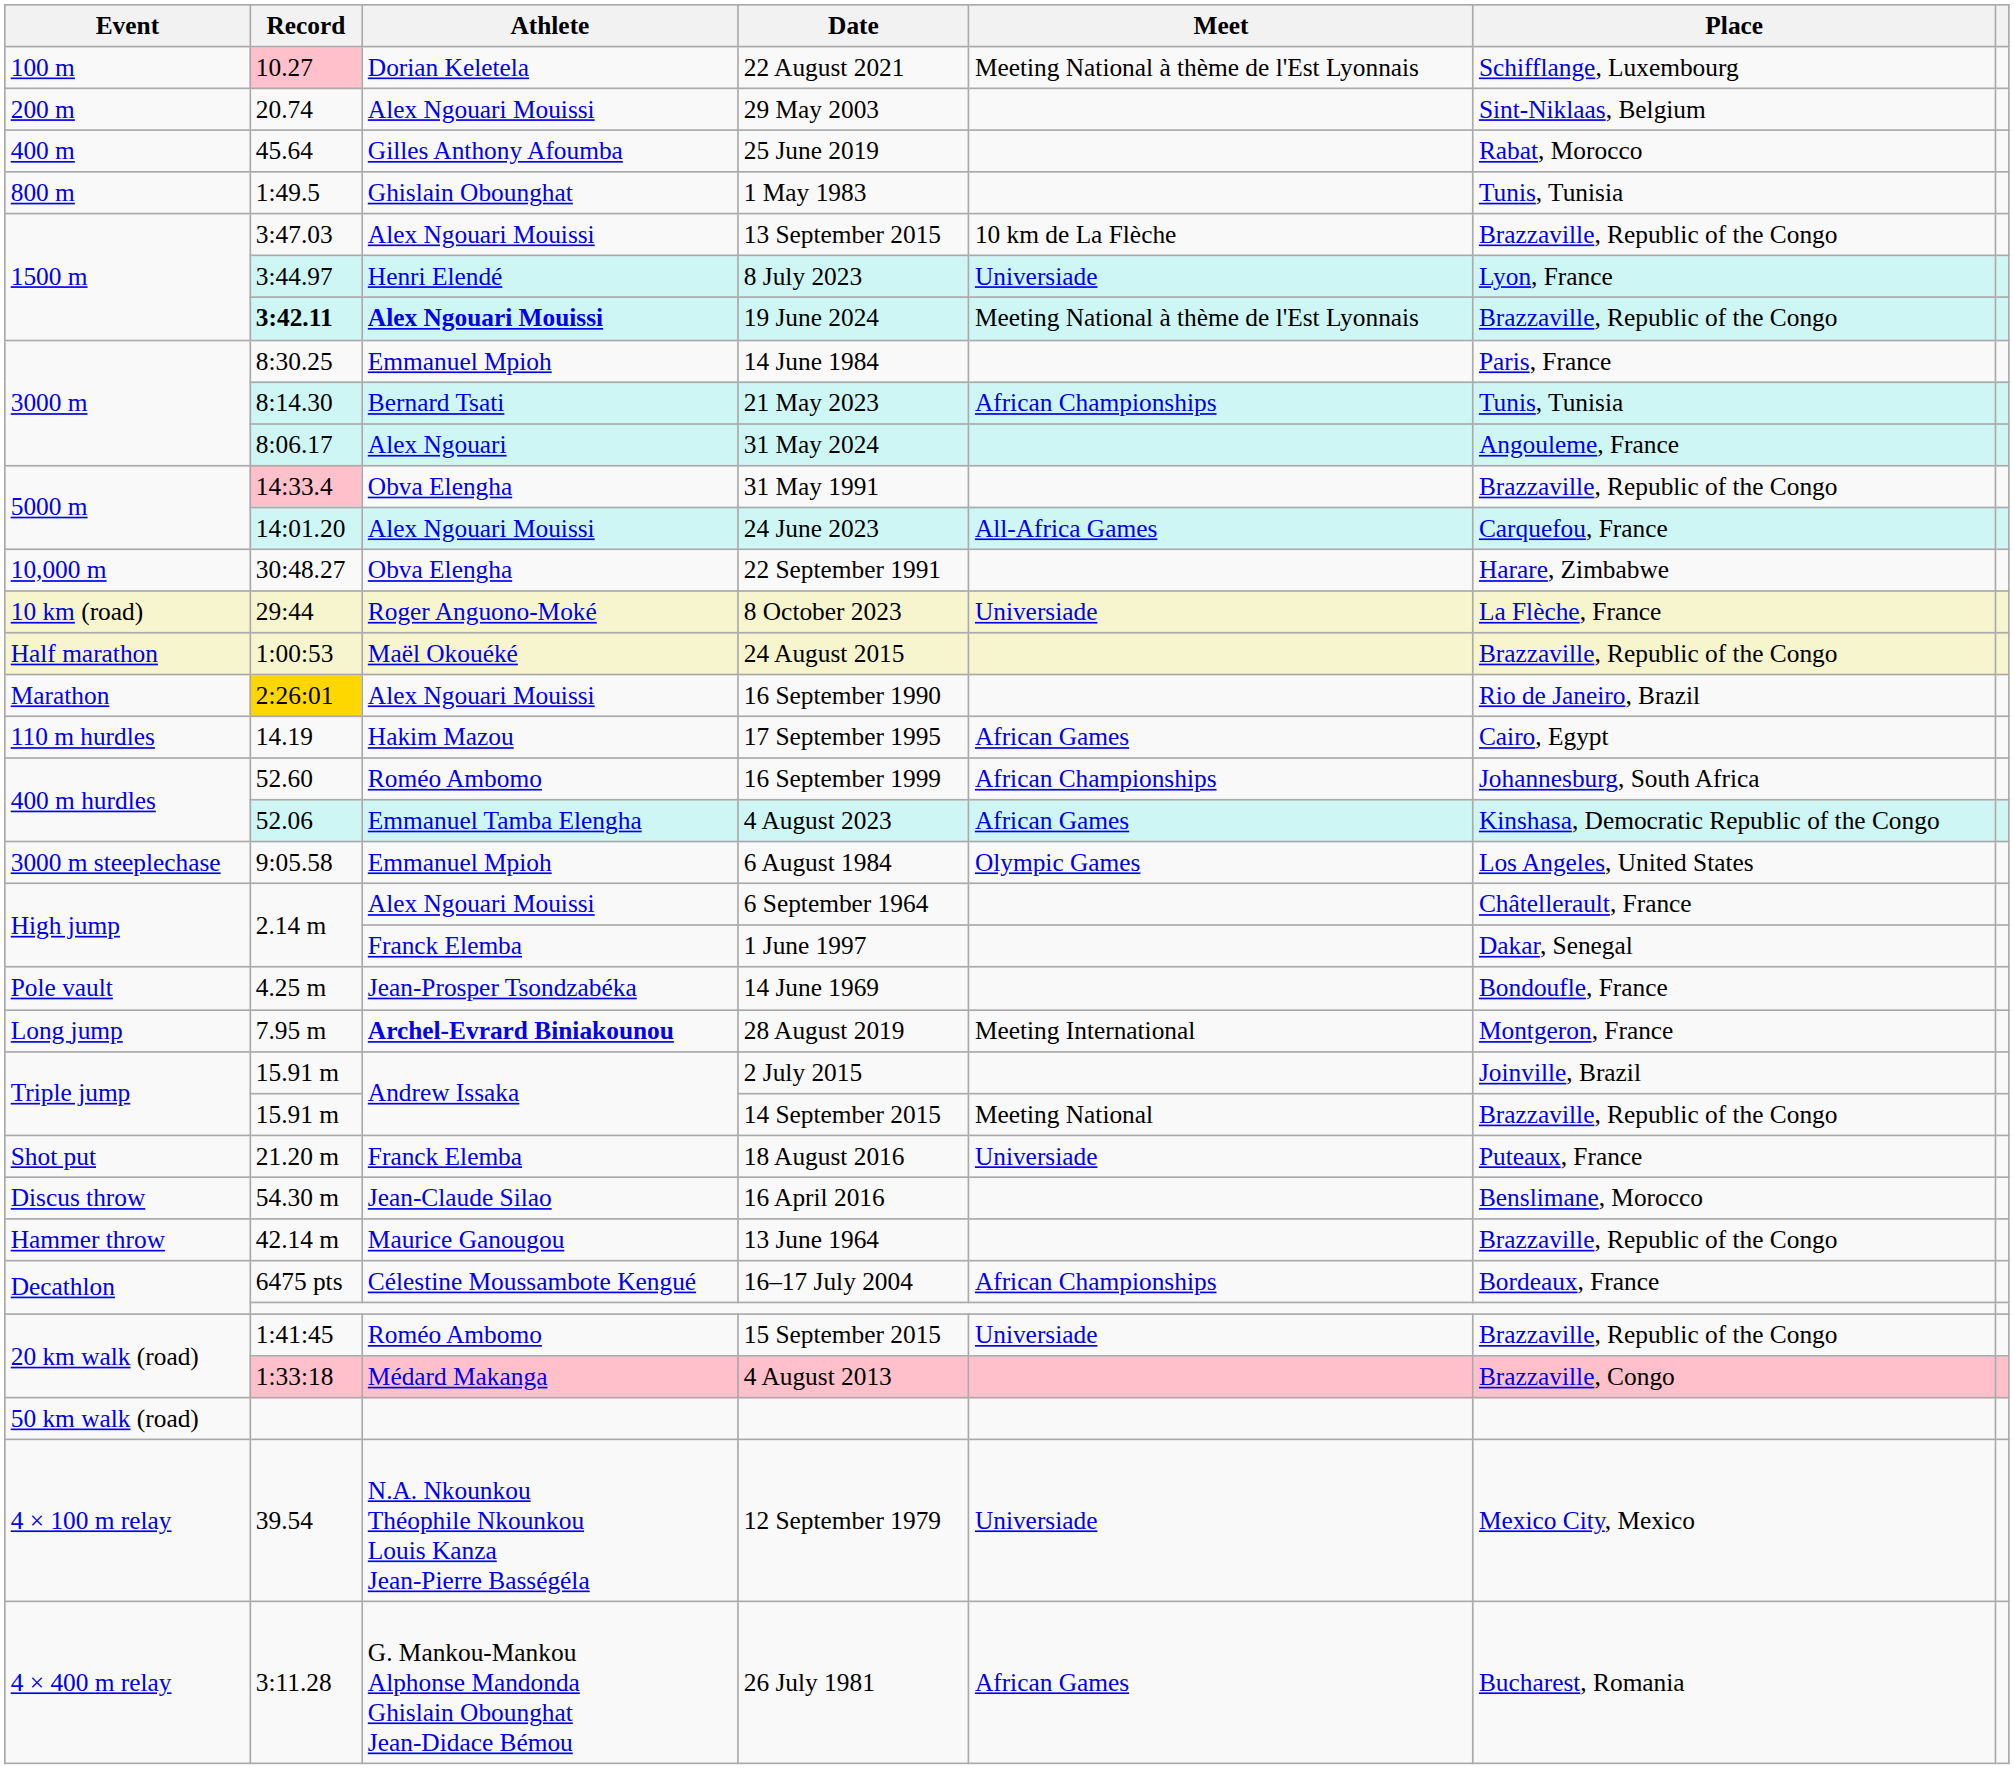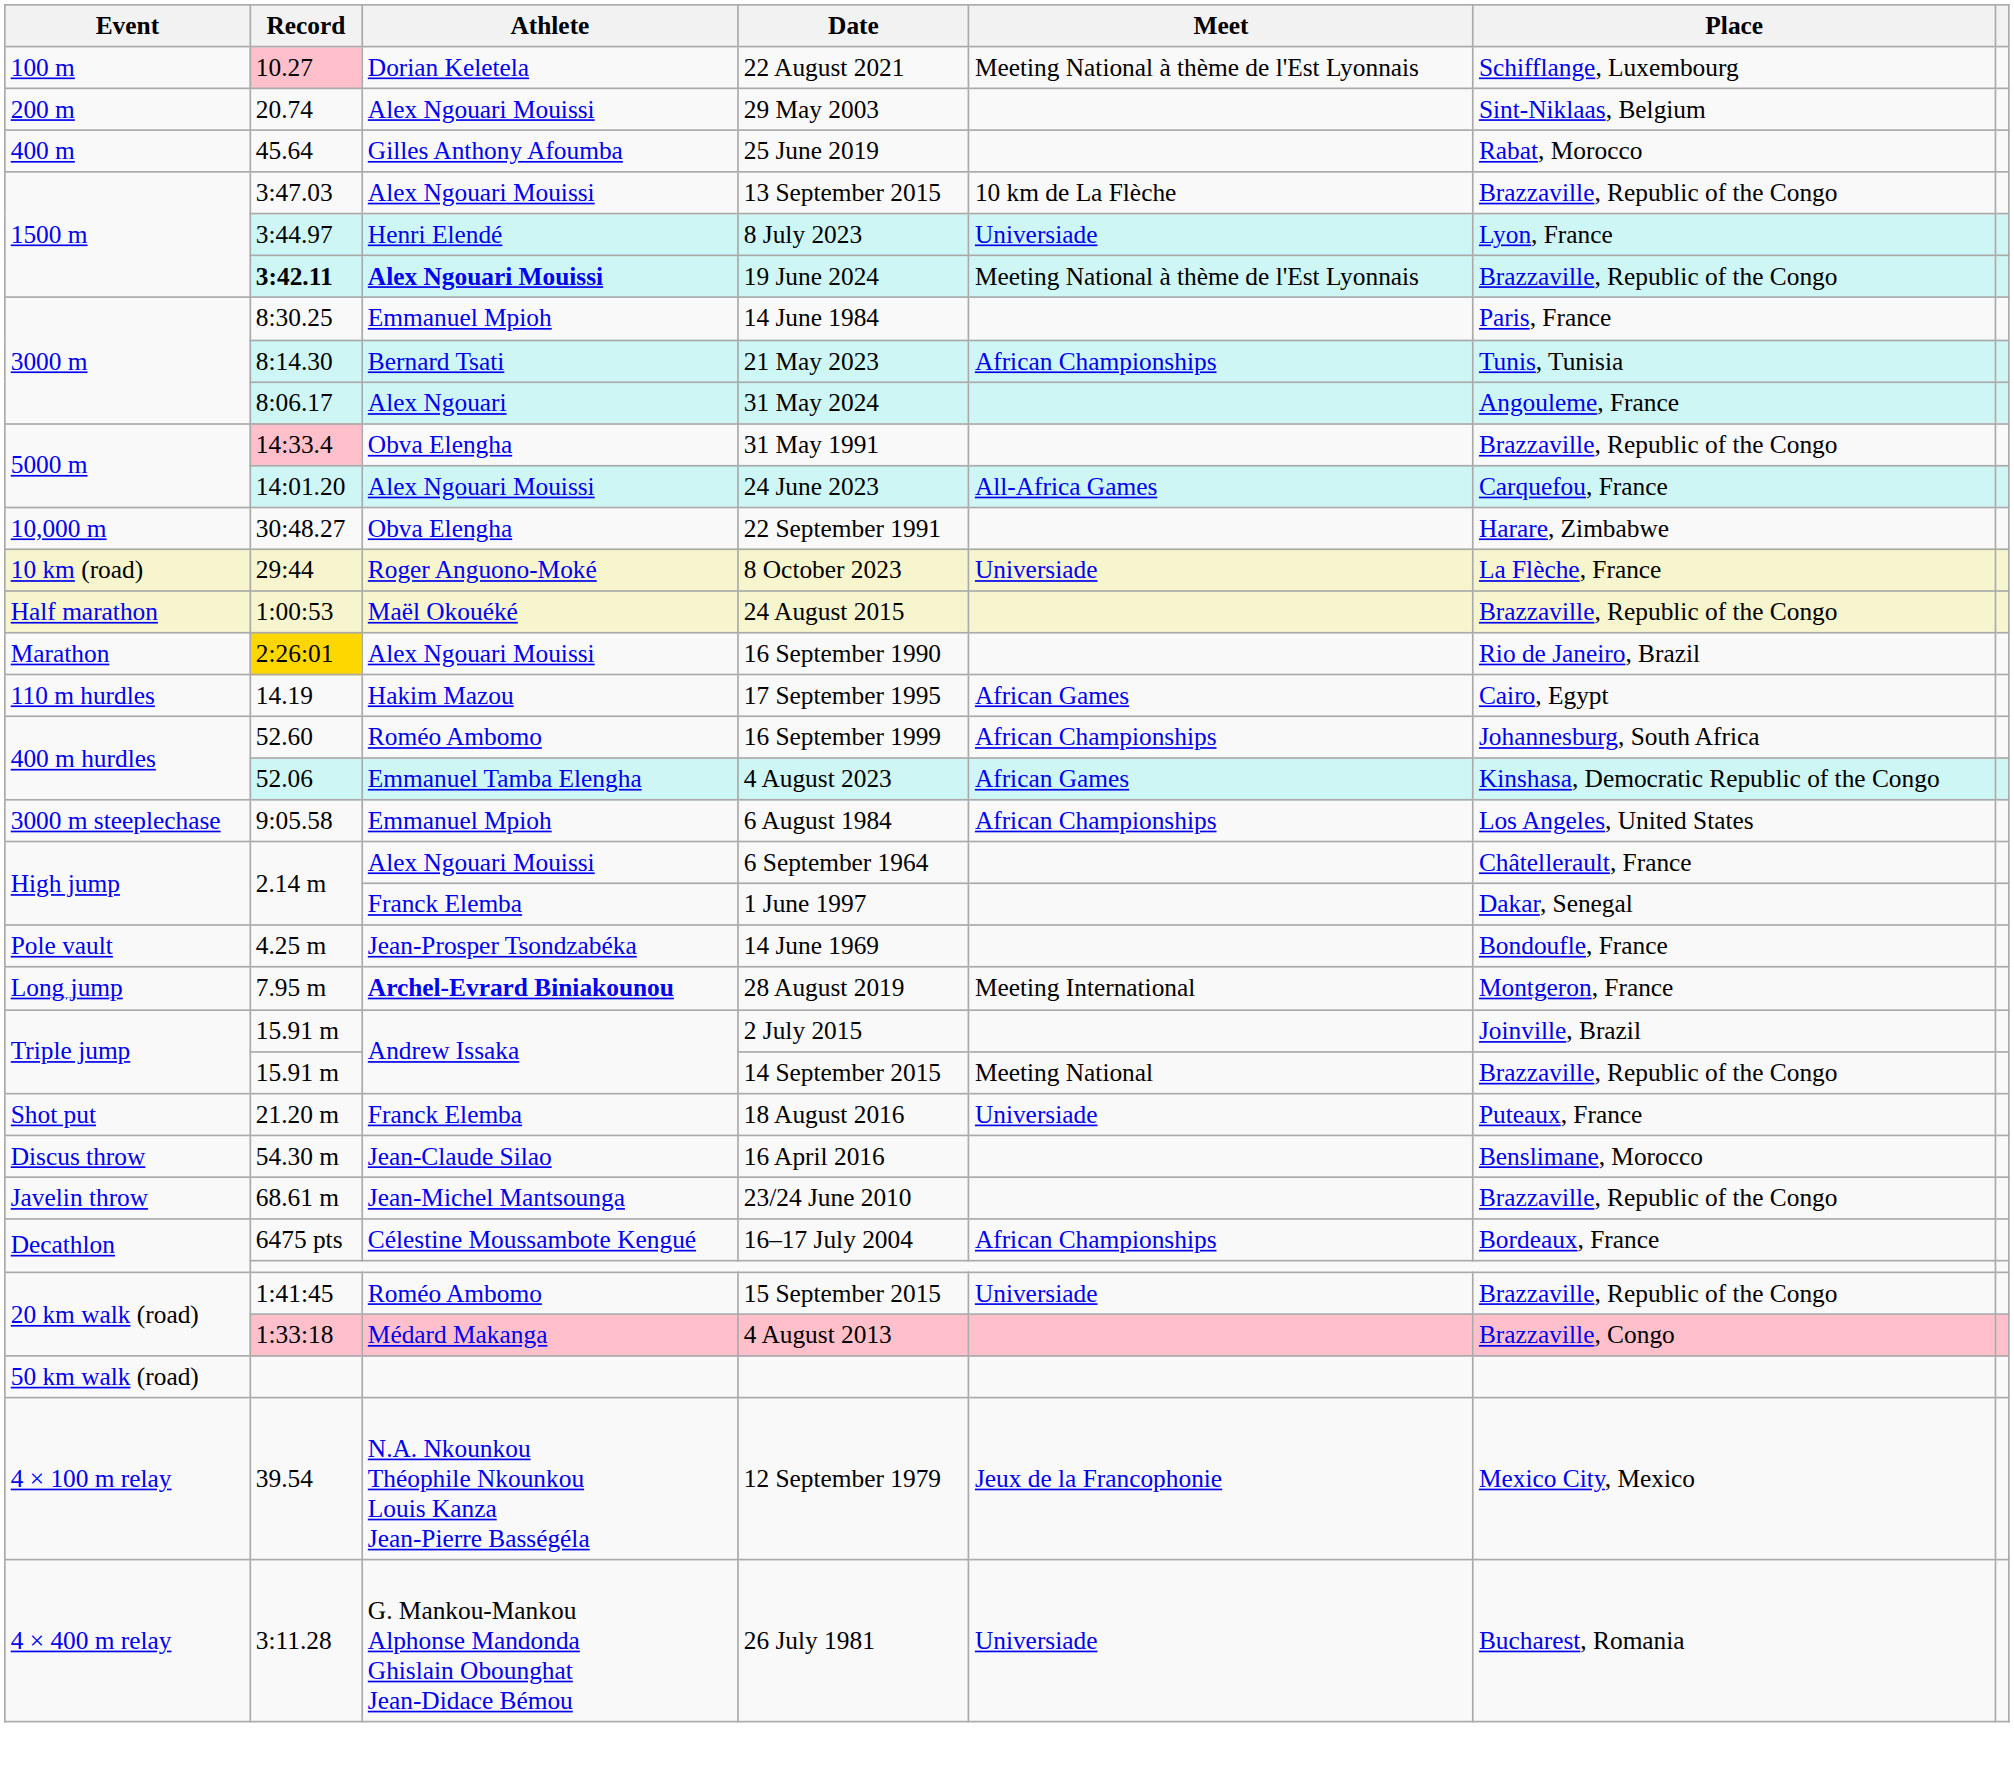- row: (43, 193)
(1058, 862) Olympic Games -> (1096, 820) African Championships
- row: (88, 1239)
+ row: (79, 1197)
(1036, 1520) Universiade -> (1099, 1478) Jeux de la Francophonie
(1052, 1682) African Games -> (1036, 1640) Universiade
